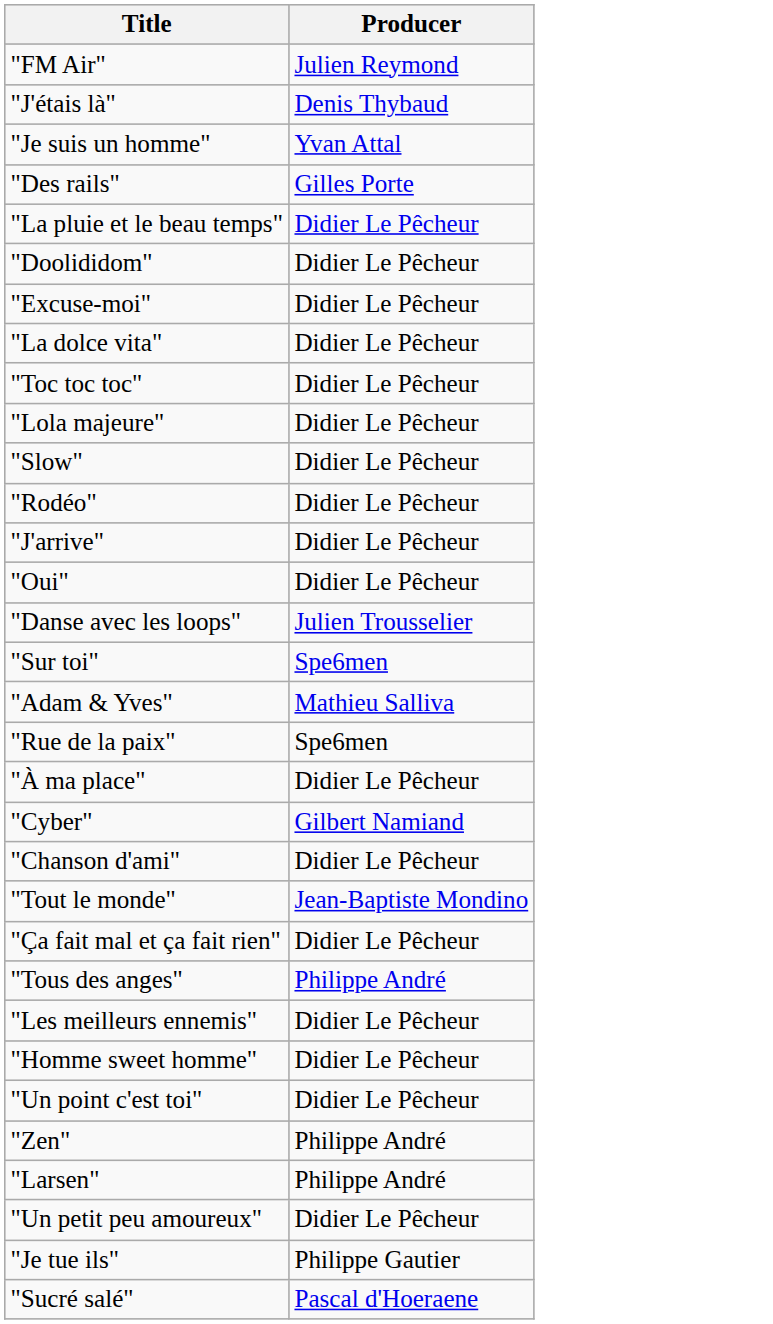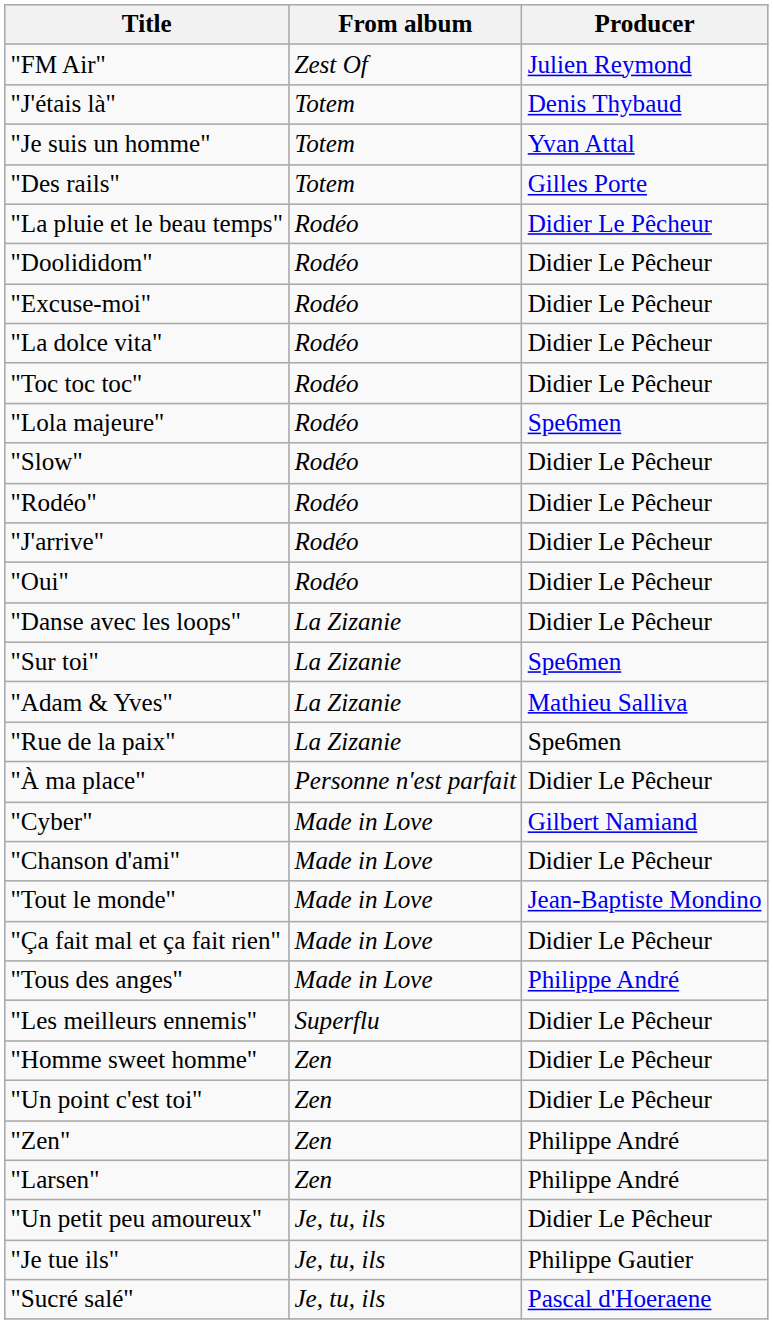+ column: (405, 24)
(387, 422) Didier Le Pêcheur -> (574, 422) Spe6men
(383, 622) Julien Trousselier -> (620, 622) Didier Le Pêcheur
